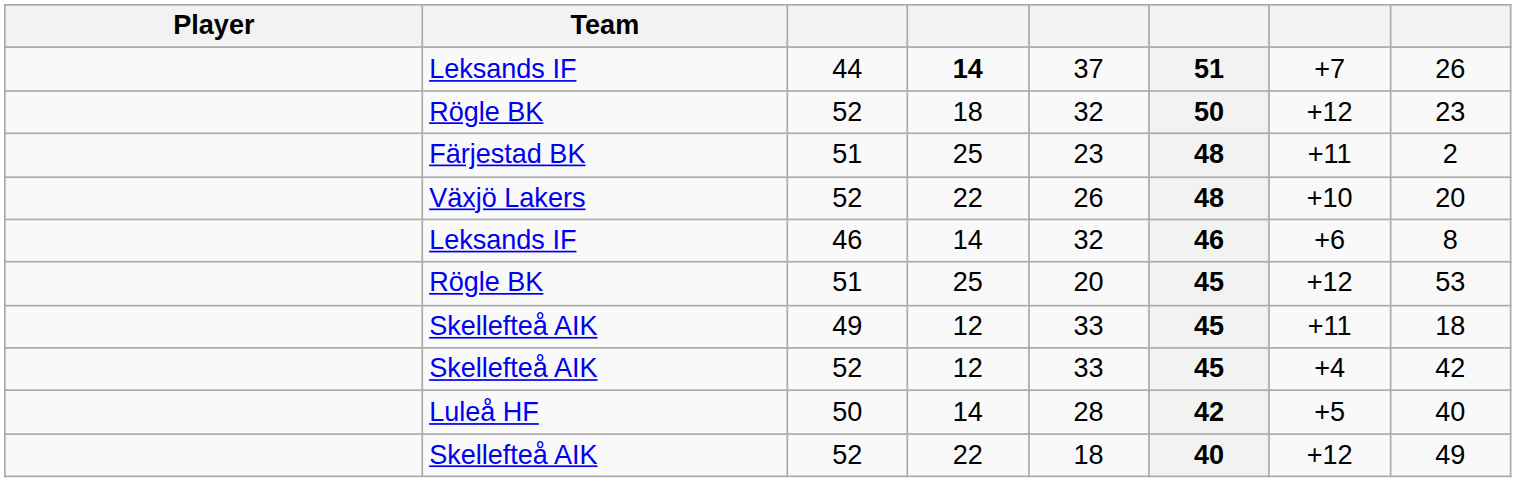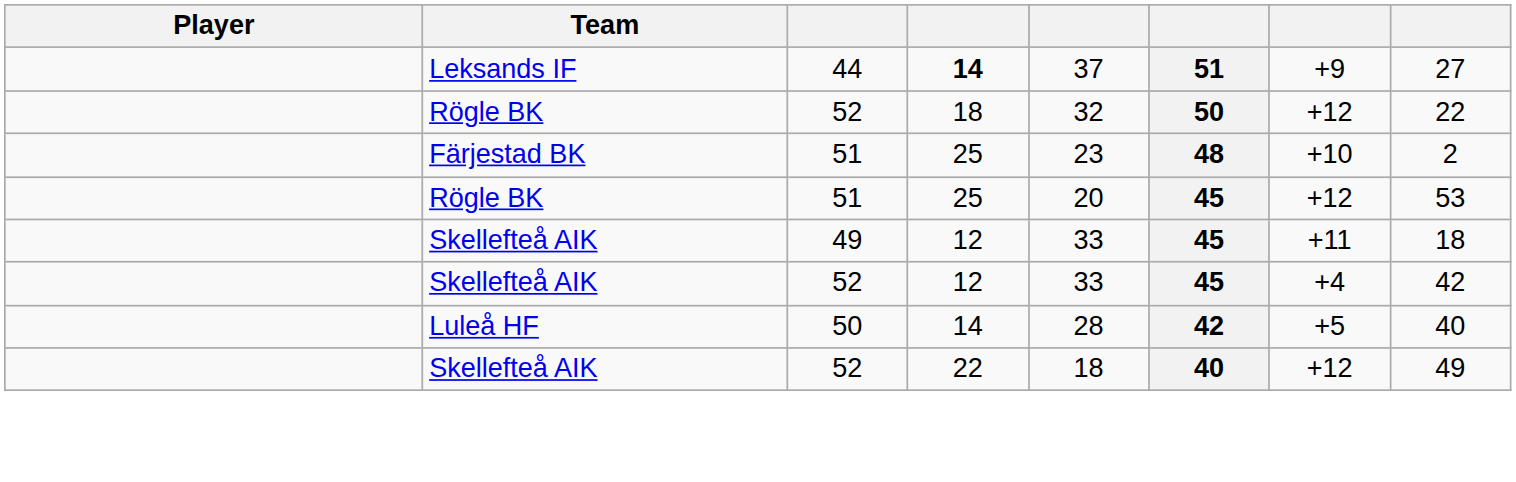(1330, 68) +7 -> (1330, 68) +9
(1450, 68) 26 -> (1450, 68) 27
(1450, 111) 23 -> (1450, 111) 22
(1330, 154) +11 -> (1330, 154) +10
- row: (507, 197)
- row: (503, 240)
